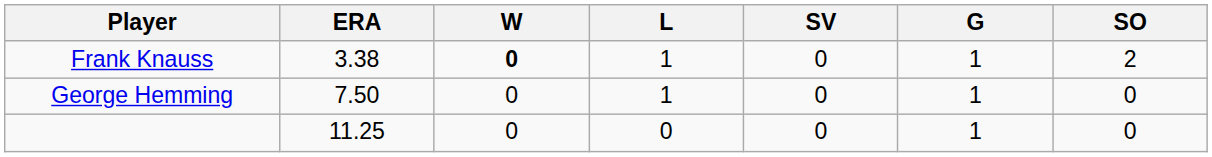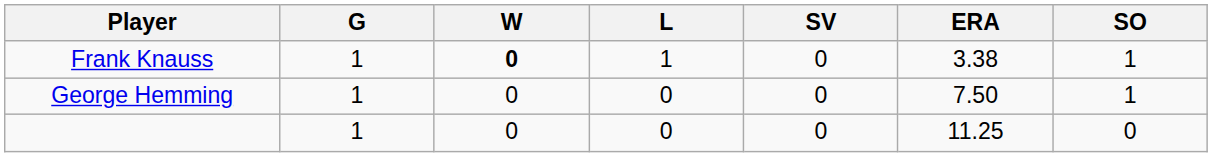columns swapped: (976, 22) <-> (357, 22)
(1130, 59) 2 -> (1130, 59) 1
(666, 95) 1 -> (666, 95) 0
(1130, 95) 0 -> (1130, 95) 1
